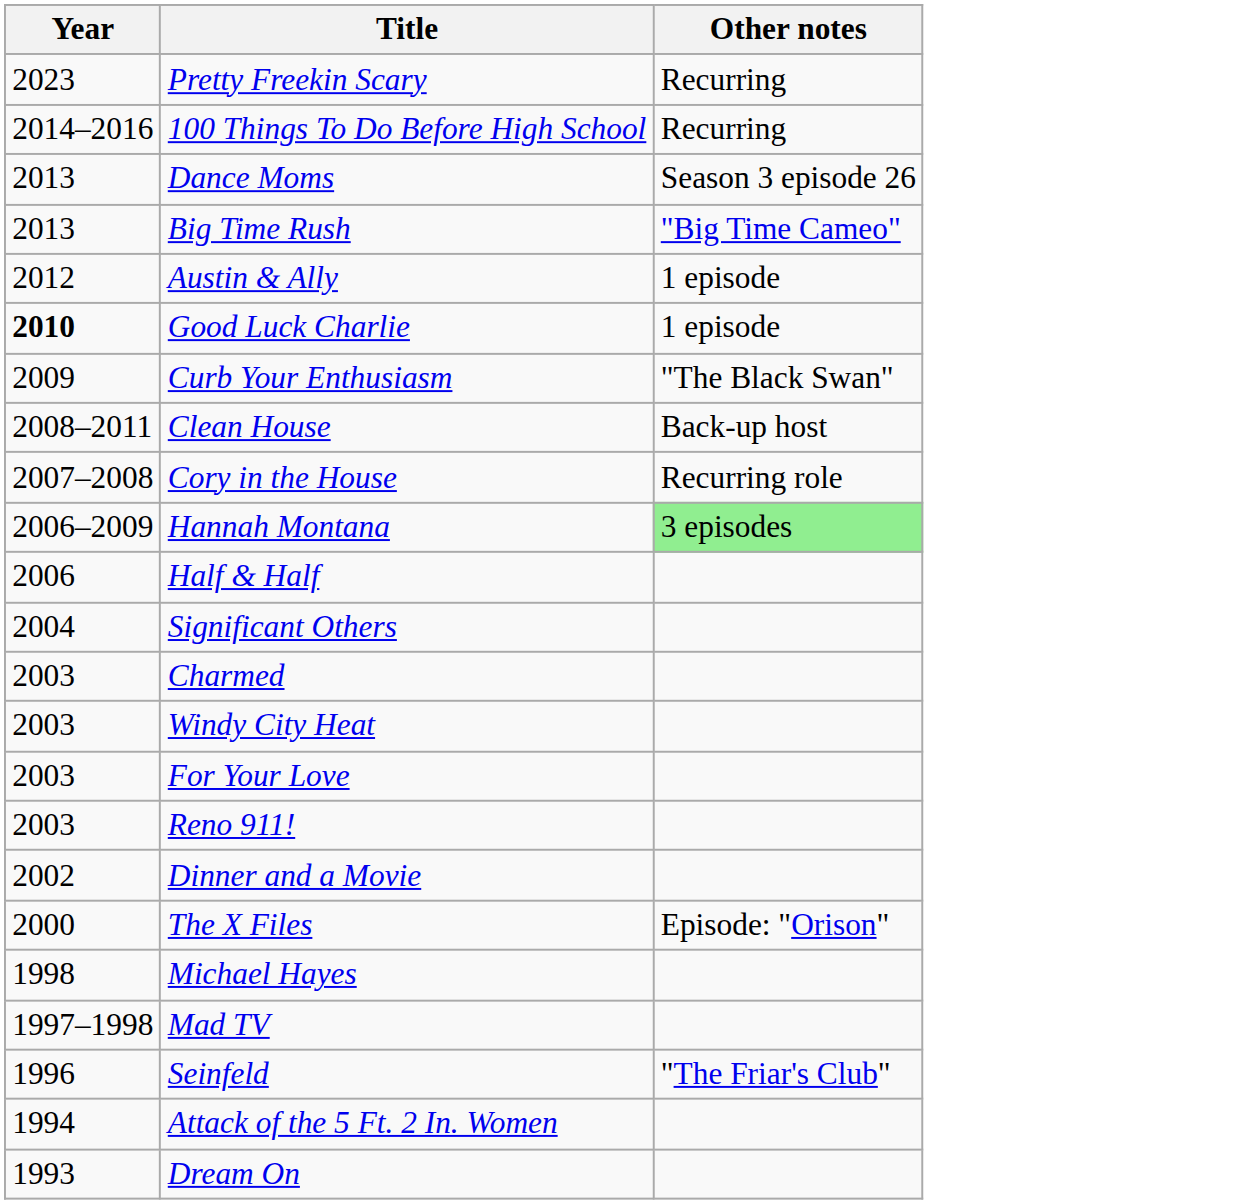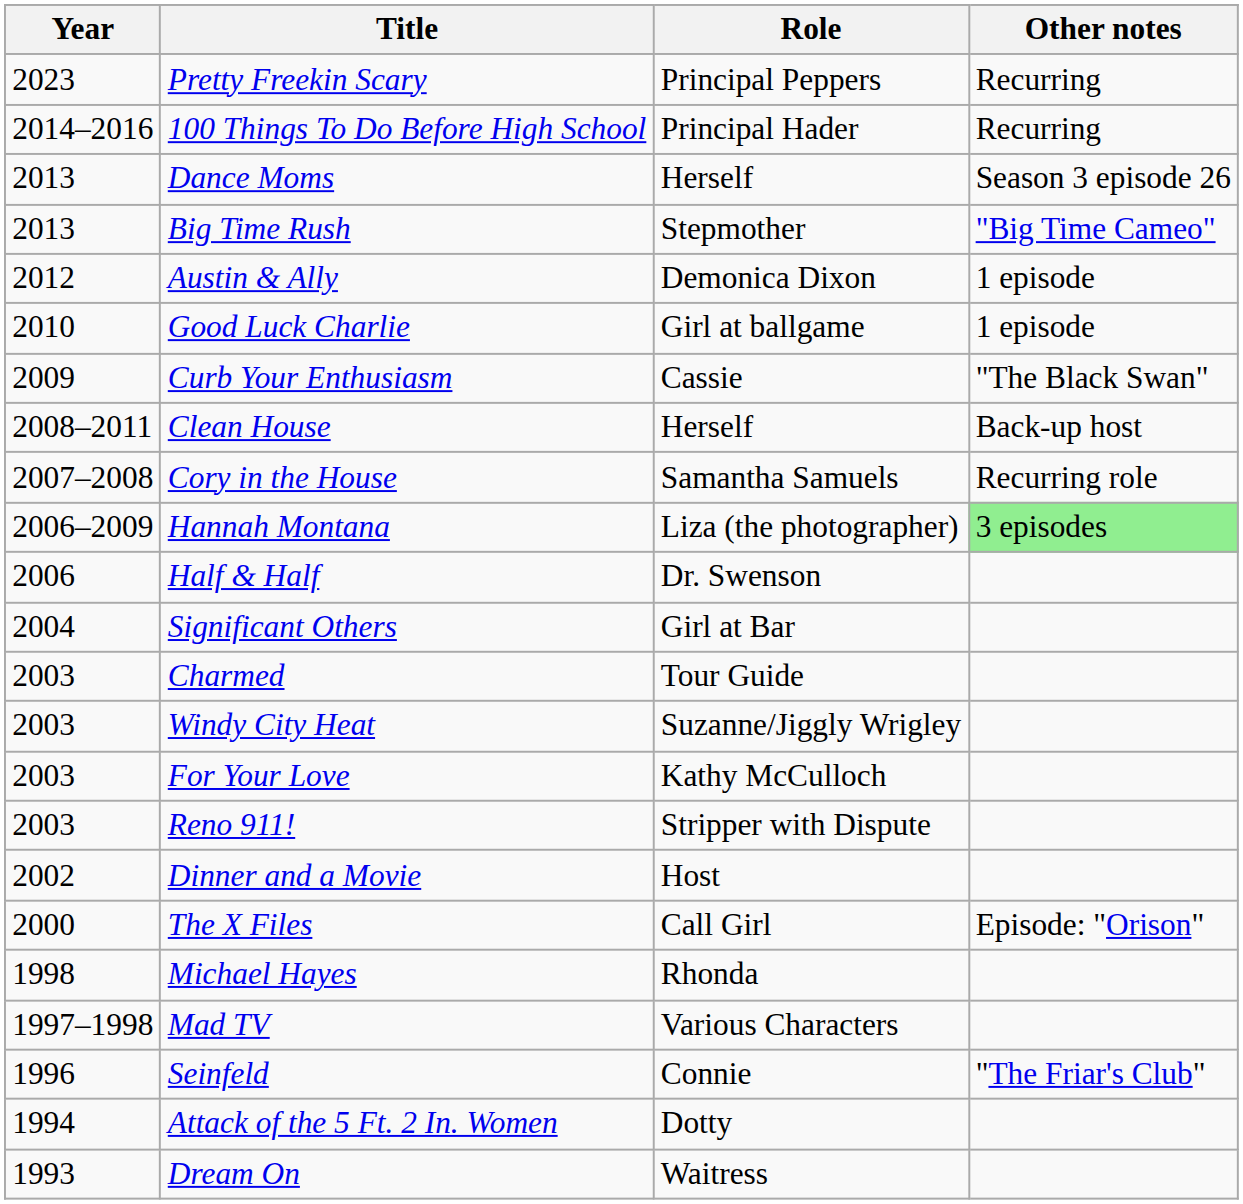+ column: (811, 29)
(44, 327) bold -> (44, 327) normal
